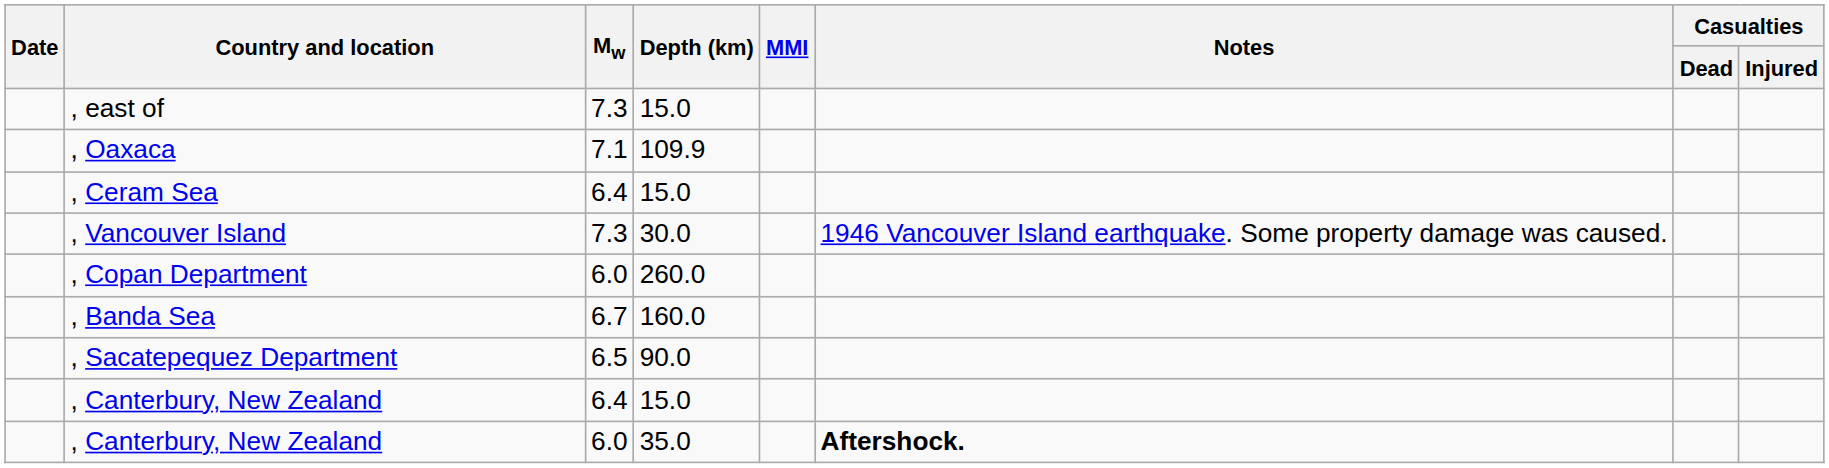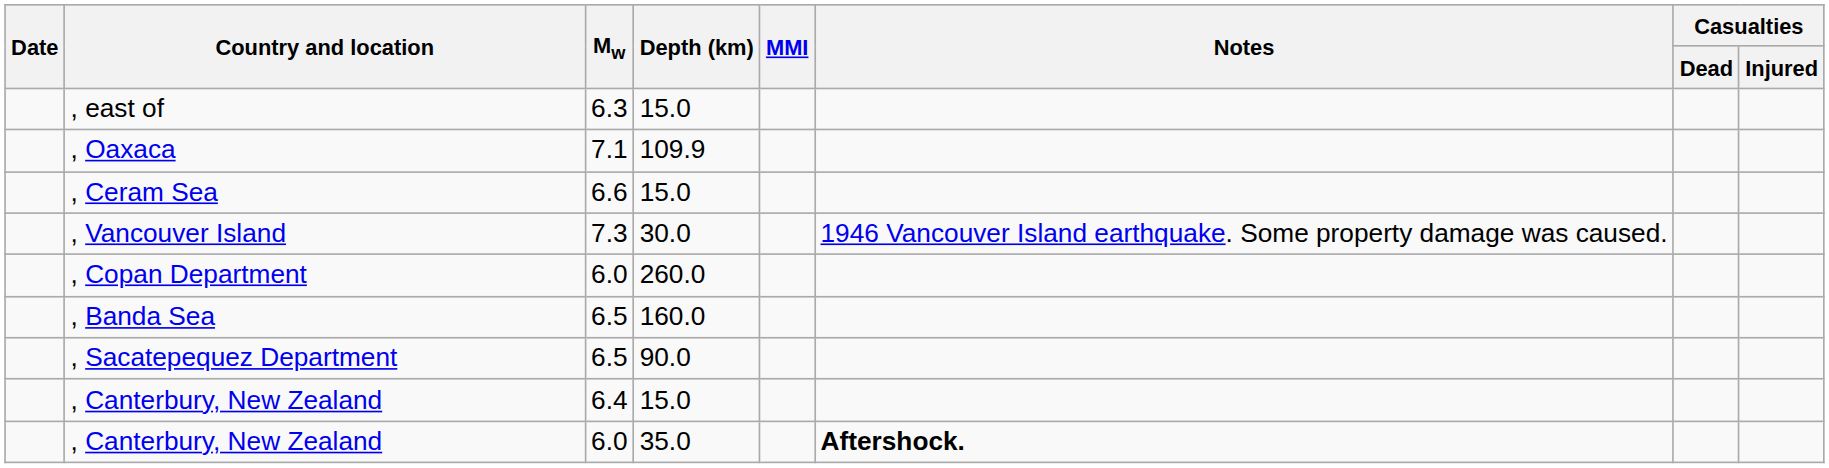(609, 108) 7.3 -> (609, 108) 6.3
(609, 191) 6.4 -> (609, 191) 6.6
(609, 316) 6.7 -> (609, 316) 6.5
